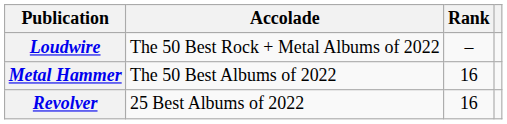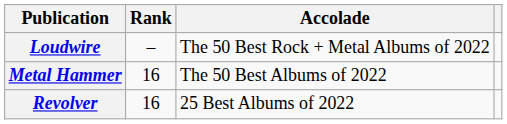columns swapped: (285, 18) <-> (469, 18)
